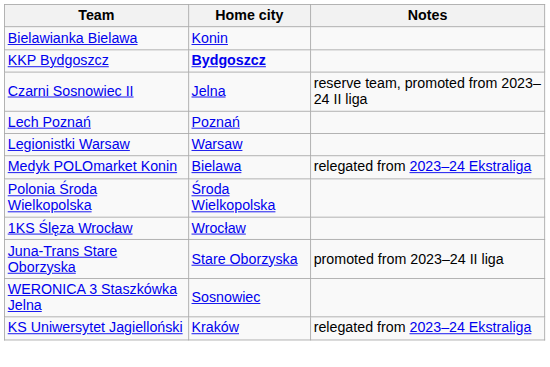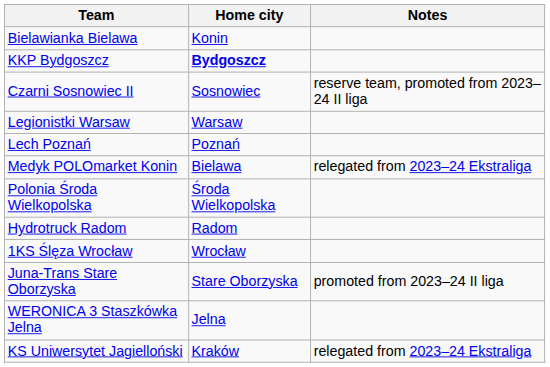(209, 91) Jelna -> (226, 91) Sosnowiec
rows swapped: (49, 122) <-> (69, 144)
+ row: (67, 228)
(226, 297) Sosnowiec -> (209, 320) Jelna
